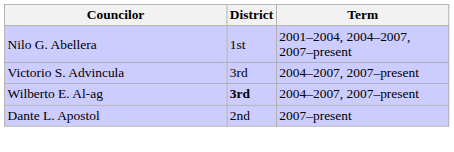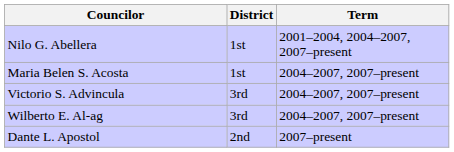+ row: (68, 72)
(240, 94) bold -> (239, 115) normal
